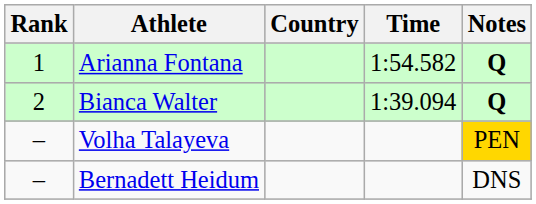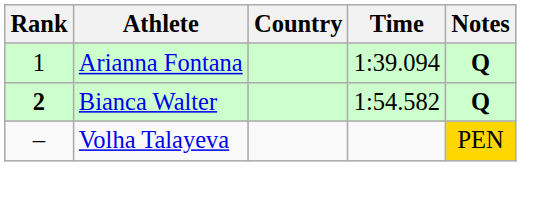(413, 62) 1:54.582 -> (397, 62) 1:39.094
(39, 101) normal -> (39, 101) bold
(413, 101) 1:39.094 -> (397, 101) 1:54.582
- row: (169, 179)
